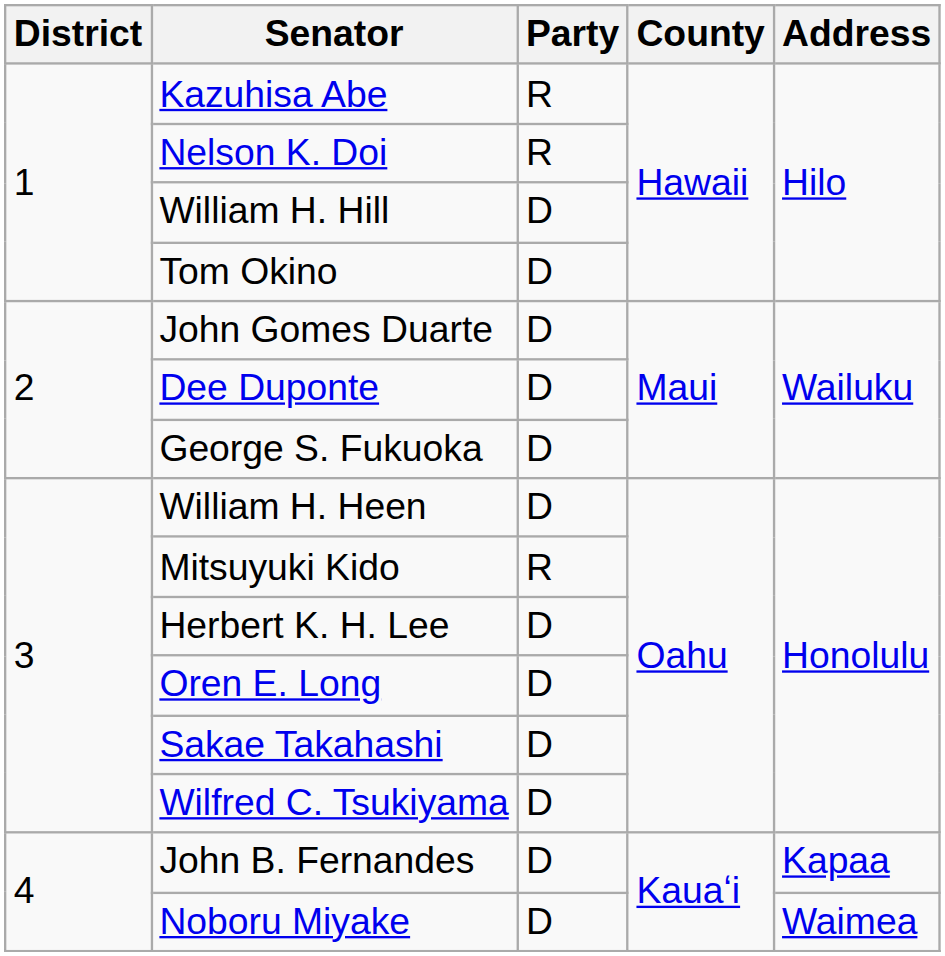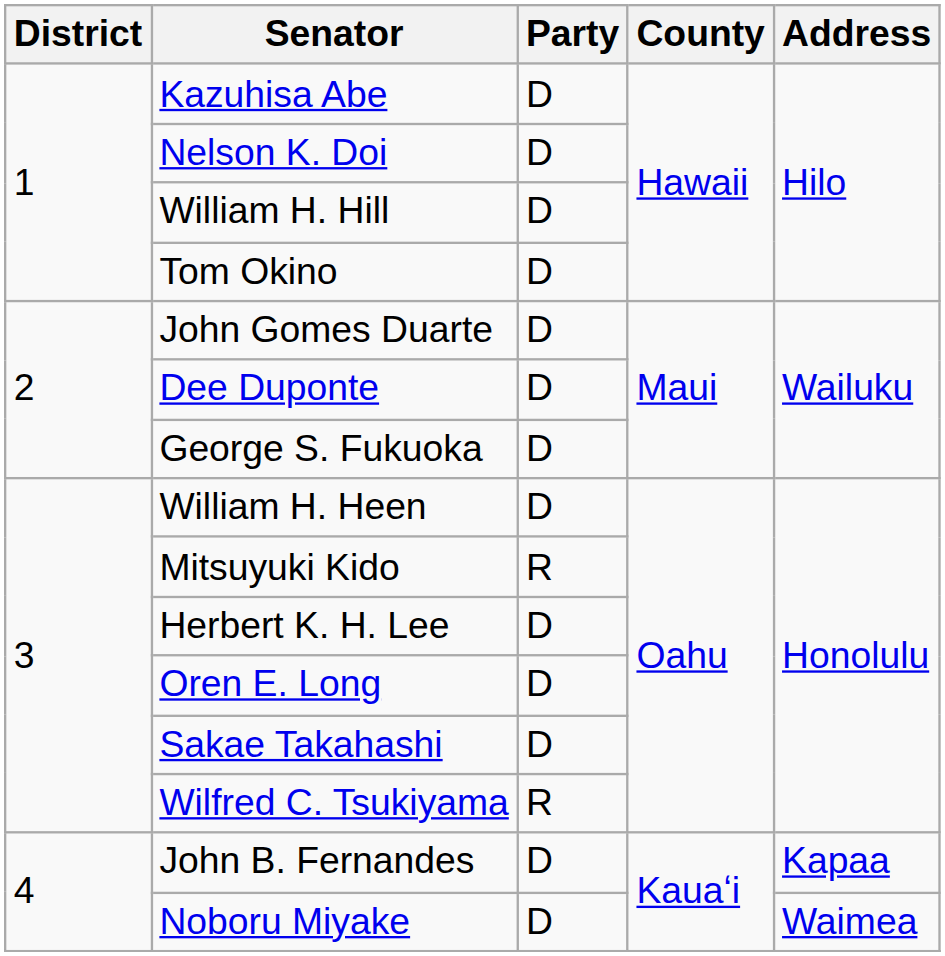(539, 93) R -> (539, 93) D
(539, 152) R -> (539, 152) D
(539, 802) D -> (539, 802) R
